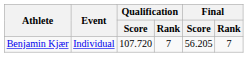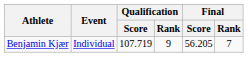(136, 44) 107.720 -> (136, 44) 107.719
(168, 44) 7 -> (168, 44) 9
